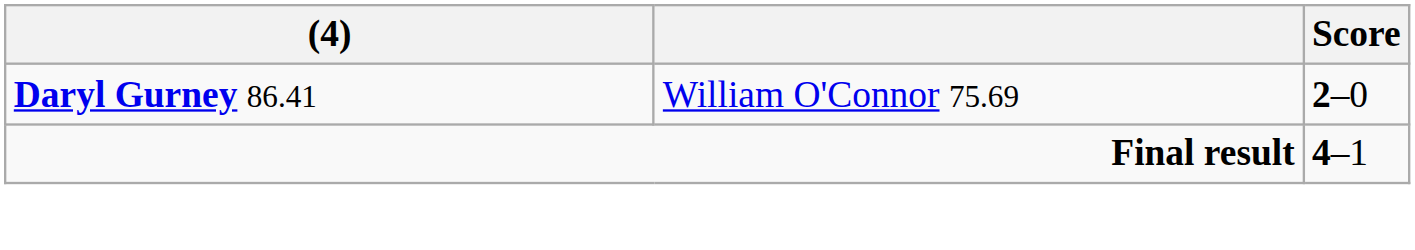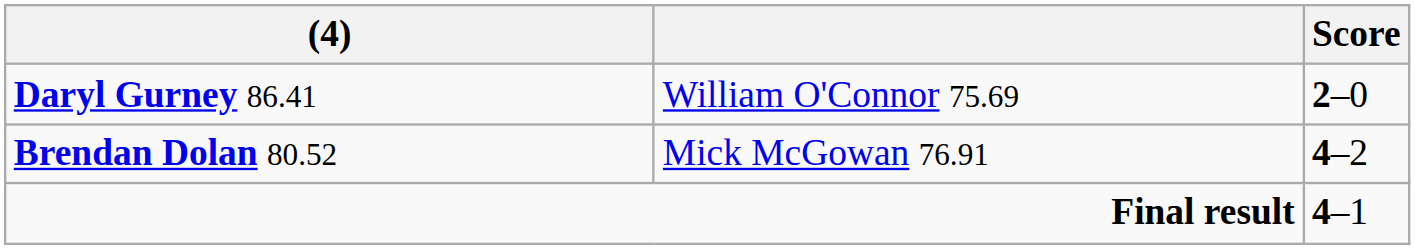+ row: (175, 152)
